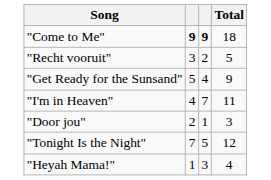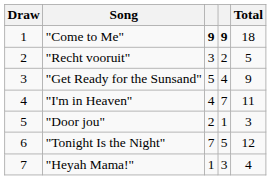+ column: (24, 15)
